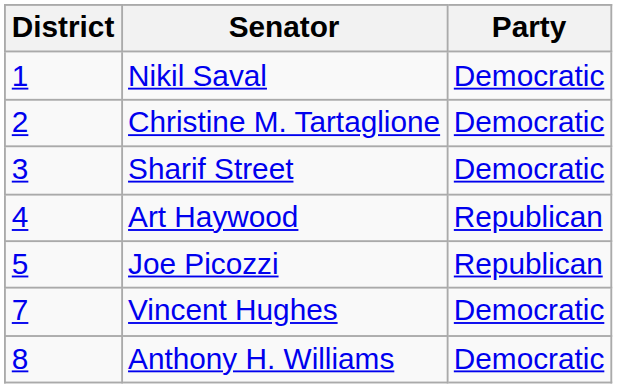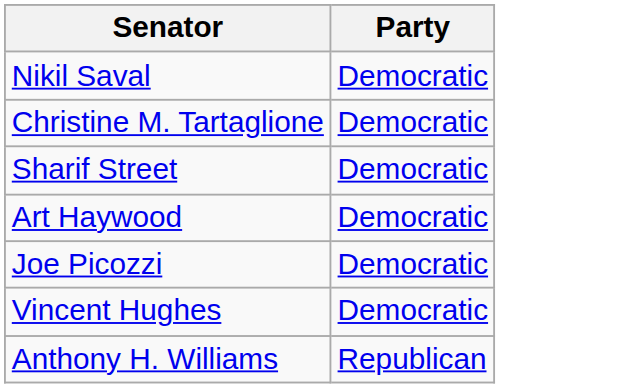- column: (63, 28)
(528, 216) Republican -> (413, 216) Democratic
(528, 264) Republican -> (413, 264) Democratic
(529, 358) Democratic -> (412, 358) Republican
